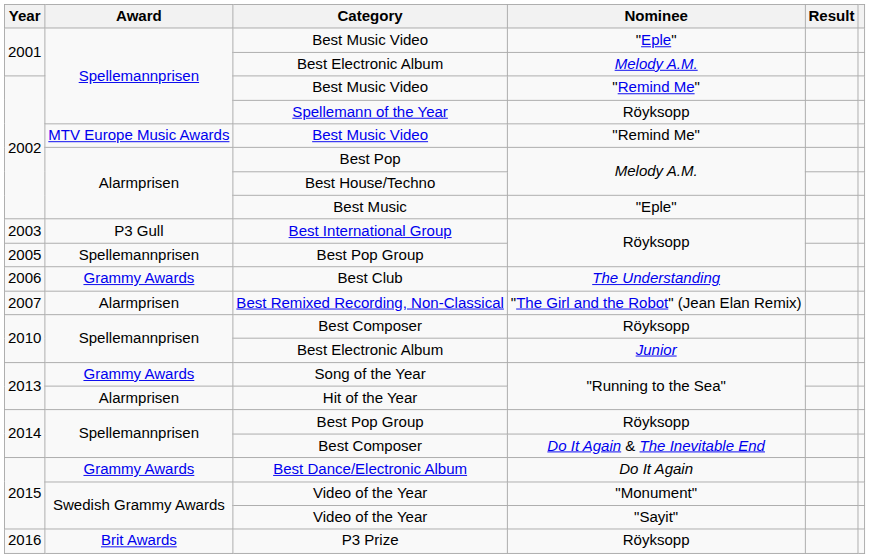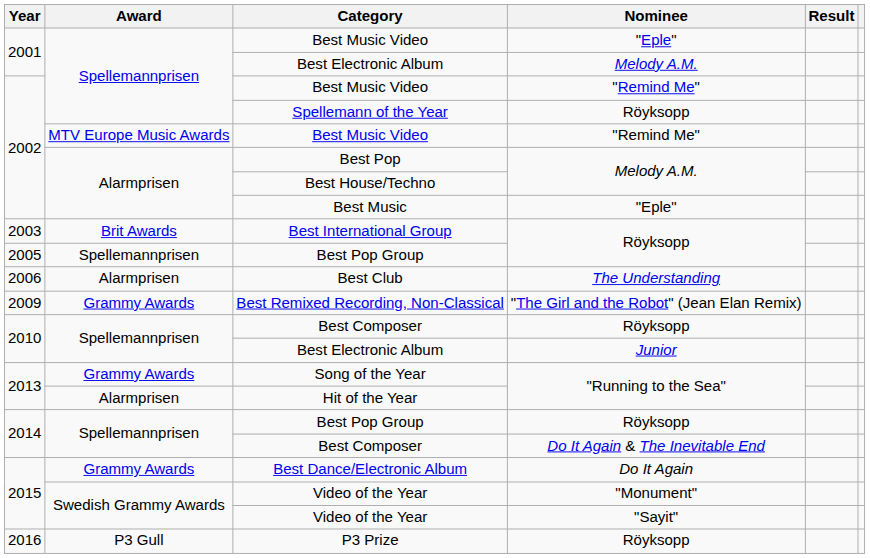(139, 231) P3 Gull -> (139, 231) Brit Awards
(139, 278) Grammy Awards -> (139, 278) Alarmprisen
(25, 302) 2007 -> (25, 302) 2009
(139, 302) Alarmprisen -> (139, 302) Grammy Awards
(139, 541) Brit Awards -> (139, 541) P3 Gull
